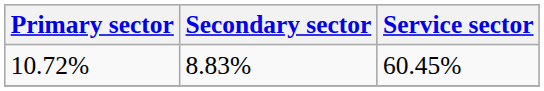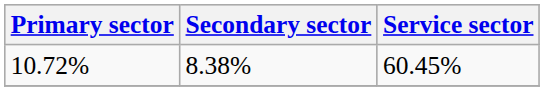(218, 65) 8.83% -> (218, 65) 8.38%
